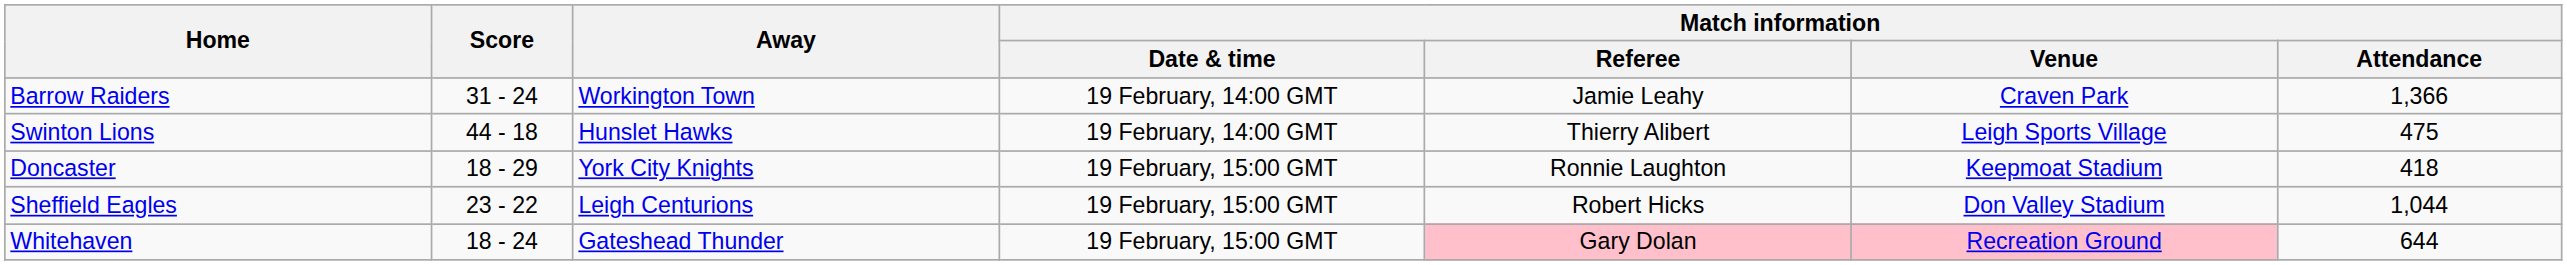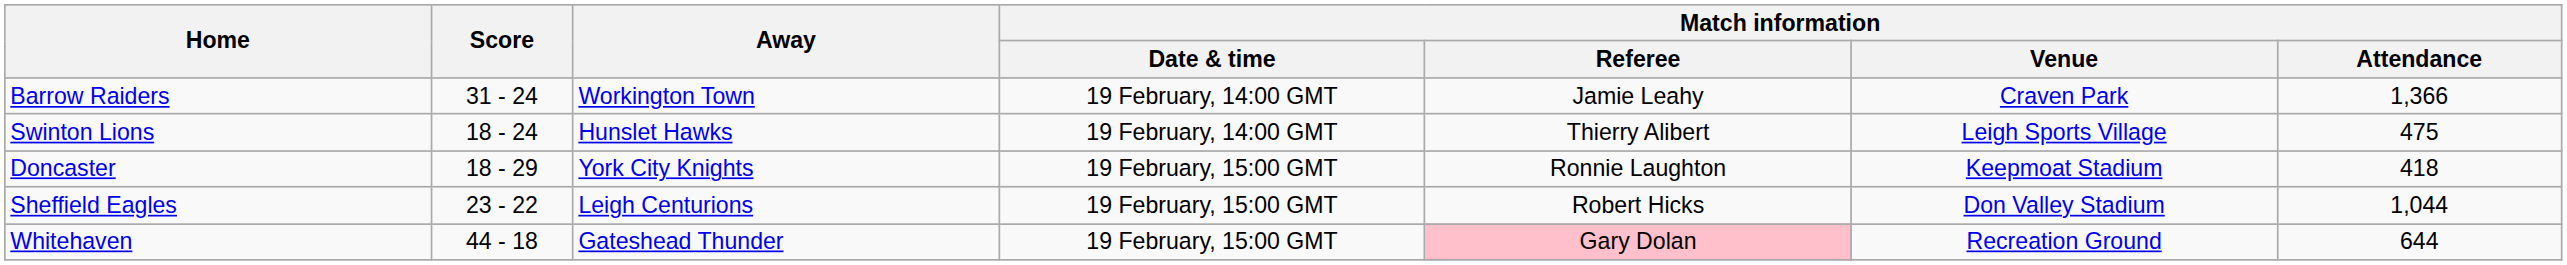(502, 132) 44 - 18 -> (502, 132) 18 - 24
(502, 241) 18 - 24 -> (502, 241) 44 - 18
(2064, 241) pink background -> (2064, 241) no background
